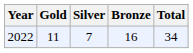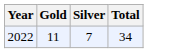- column: (131, 15)
